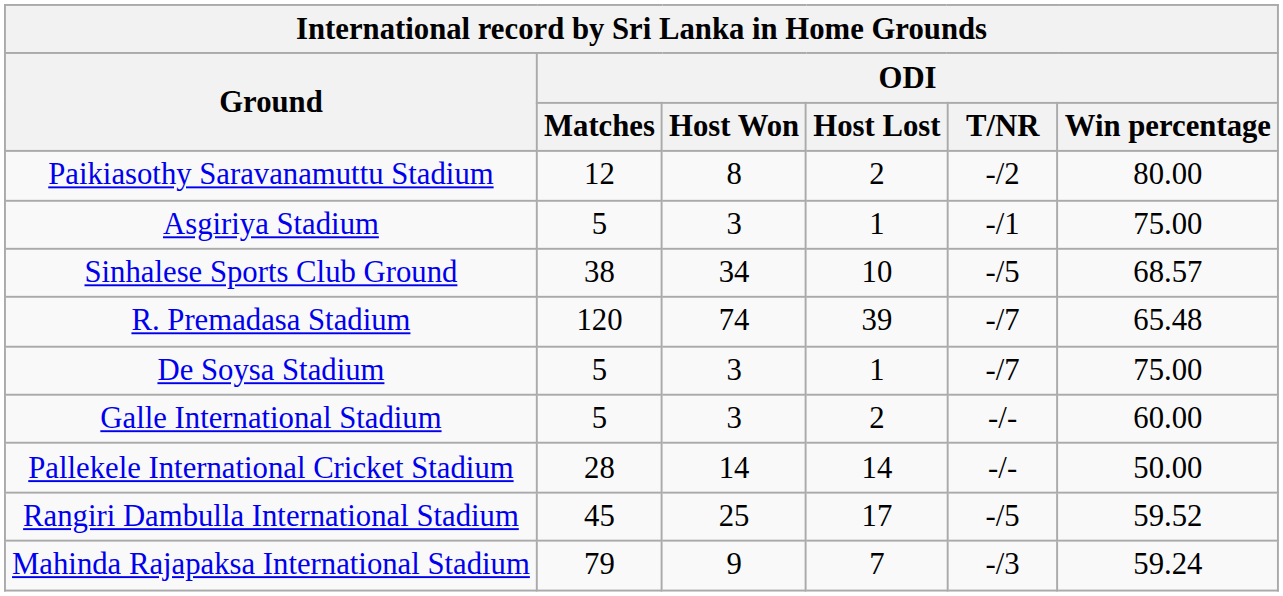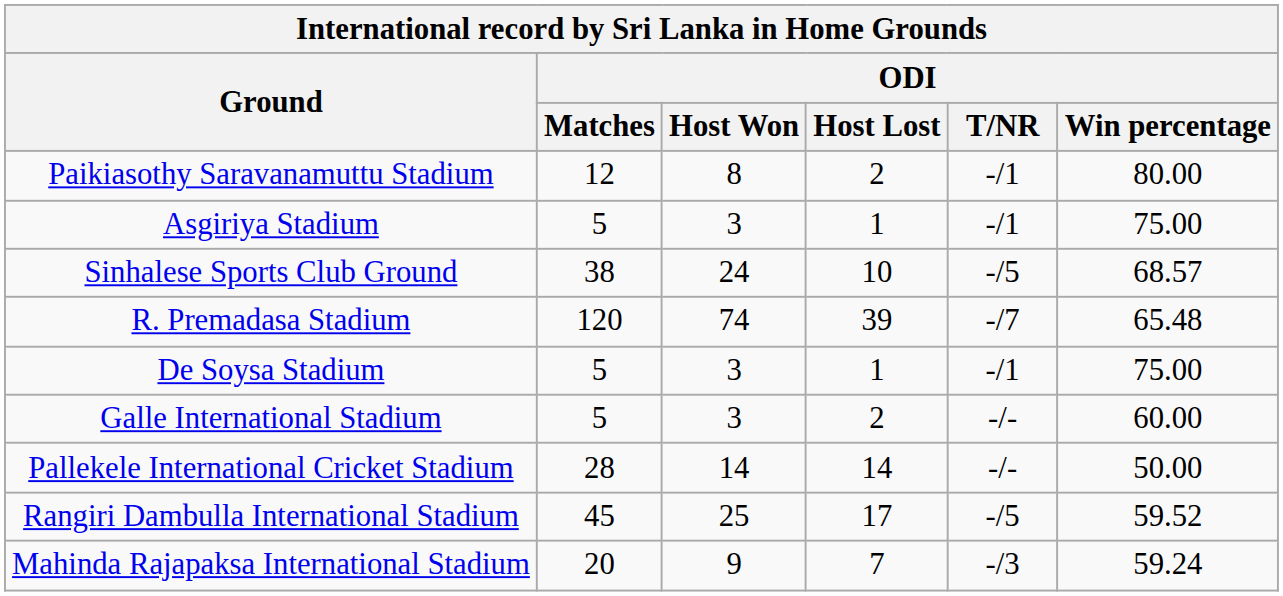(1003, 175) -/2 -> (1003, 175) -/1
(734, 272) 34 -> (734, 272) 24
(1003, 369) -/7 -> (1003, 369) -/1
(599, 564) 79 -> (599, 564) 20
